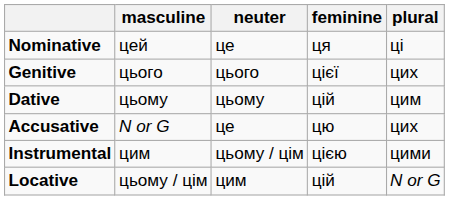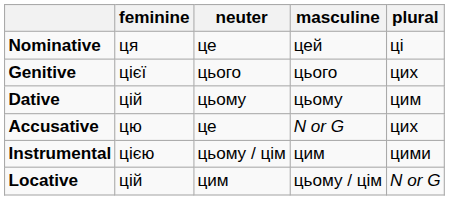columns swapped: (163, 18) <-> (347, 18)
